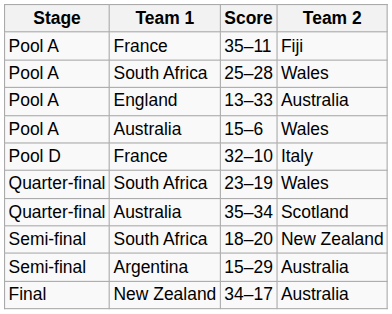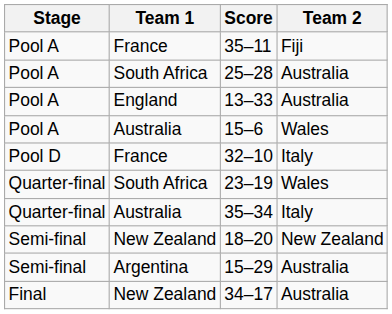(305, 73) Wales -> (315, 73) Australia
(315, 211) Scotland -> (297, 211) Italy
(161, 239) South Africa -> (165, 239) New Zealand
